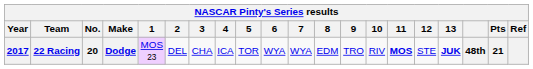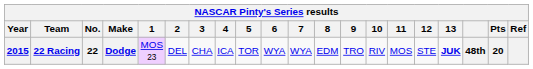(18, 51) 2017 -> (18, 51) 2015
(93, 51) 20 -> (93, 51) 22
(401, 51) bold -> (401, 51) normal
(498, 51) 21 -> (498, 51) 20
